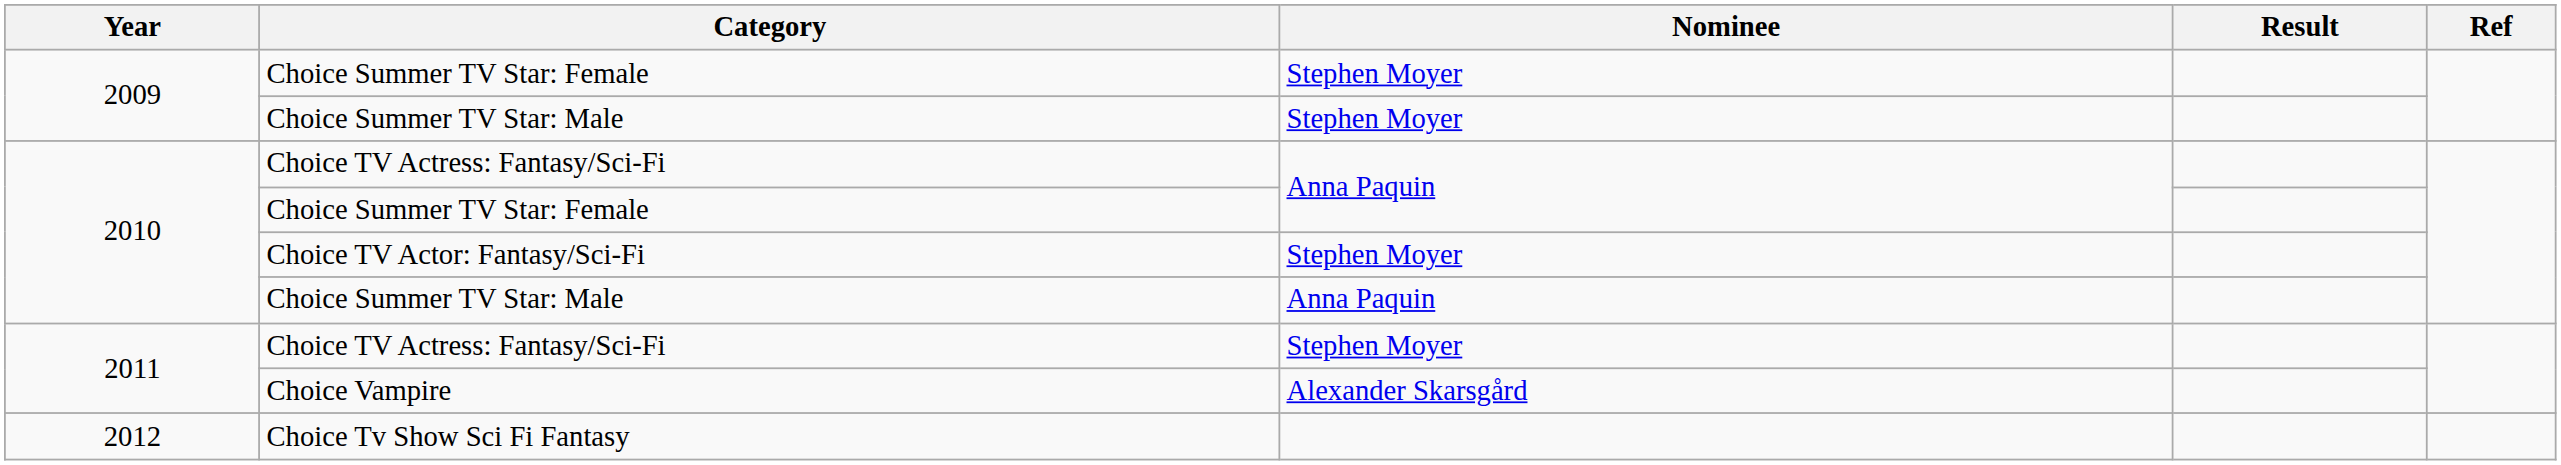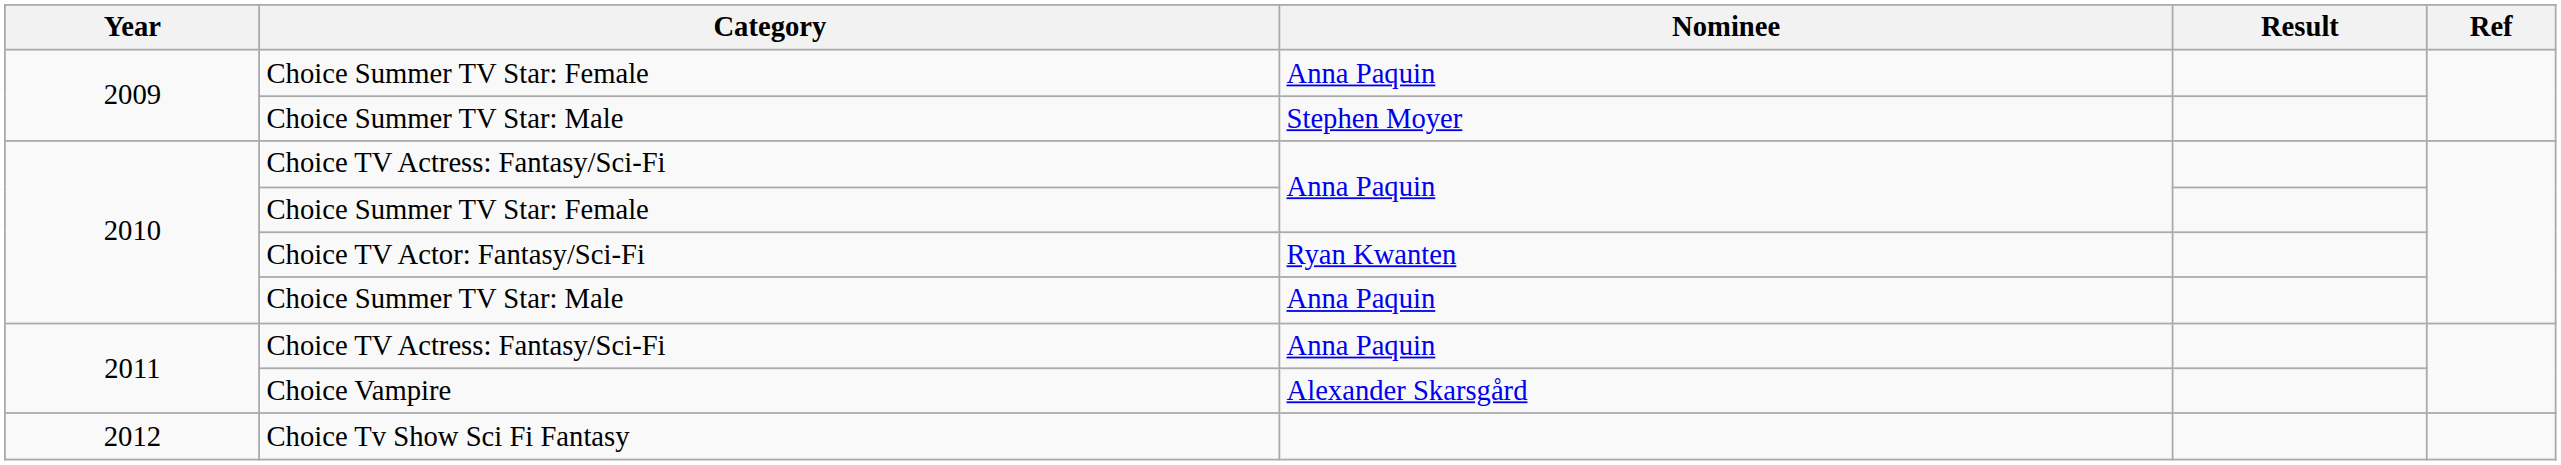(1374, 72) Stephen Moyer -> (1361, 72) Anna Paquin
(1374, 254) Stephen Moyer -> (1371, 254) Ryan Kwanten
(1374, 345) Stephen Moyer -> (1361, 345) Anna Paquin
